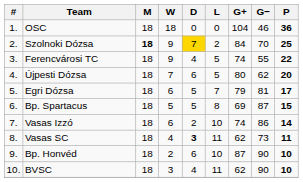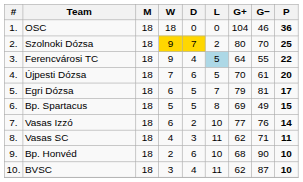(147, 43) bold -> (147, 43) normal
(171, 43) no background -> (171, 43) gold background
(240, 43) 84 -> (240, 43) 80
(217, 59) no background -> (217, 59) lightblue background
(240, 59) 74 -> (240, 59) 64
(240, 75) 80 -> (240, 75) 70
(263, 75) 62 -> (263, 75) 61
(263, 106) 87 -> (263, 106) 49
(240, 122) 74 -> (240, 122) 77
(263, 122) 86 -> (263, 122) 76
(194, 138) bold -> (194, 138) normal
(263, 138) 73 -> (263, 138) 71
(240, 153) 87 -> (240, 153) 68
(263, 169) 90 -> (263, 169) 87
